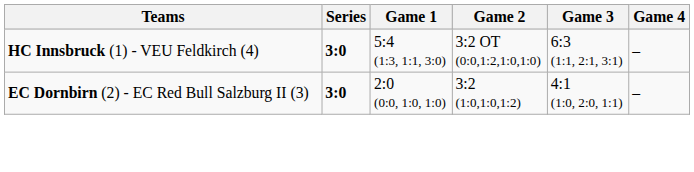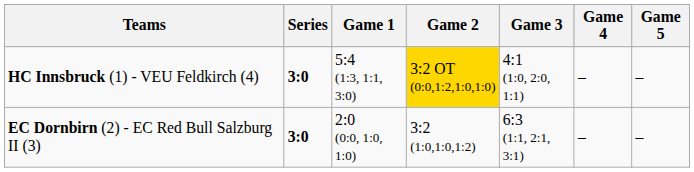+ column: (661, 25)
(498, 50) no background -> (453, 77) gold background
(587, 50) 6:3 (1:1, 2:1, 3:1) -> (526, 77) 4:1 (1:0, 2:0, 1:1)
(587, 93) 4:1 (1:0, 2:0, 1:1) -> (526, 137) 6:3 (1:1, 2:1, 3:1)
